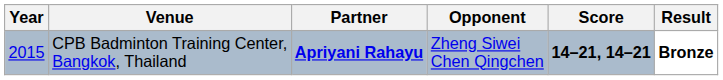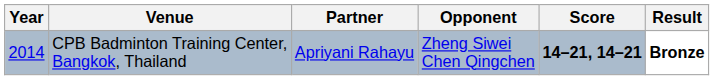(26, 53) 2015 -> (26, 53) 2014
(359, 53) bold -> (354, 53) normal
